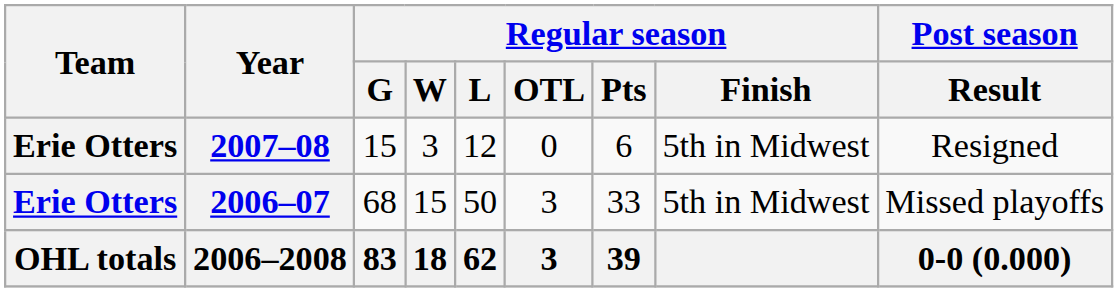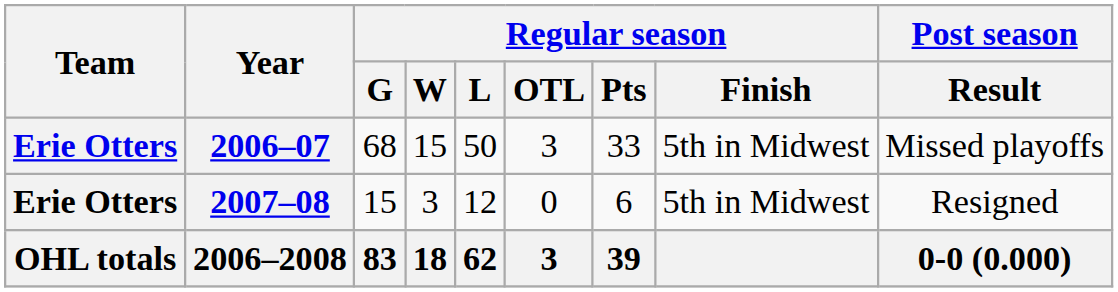rows swapped: (270, 202) <-> (270, 145)
